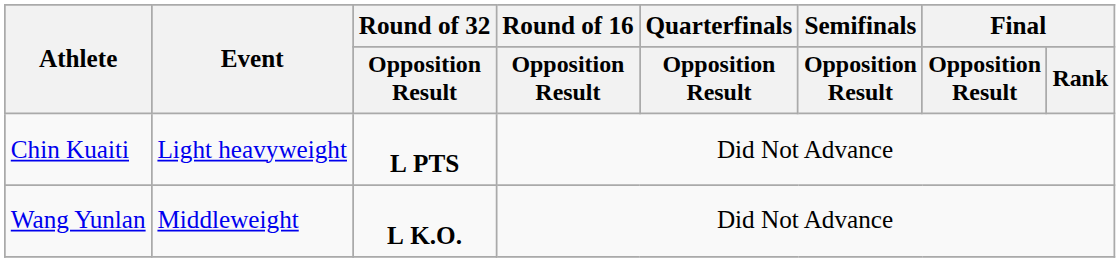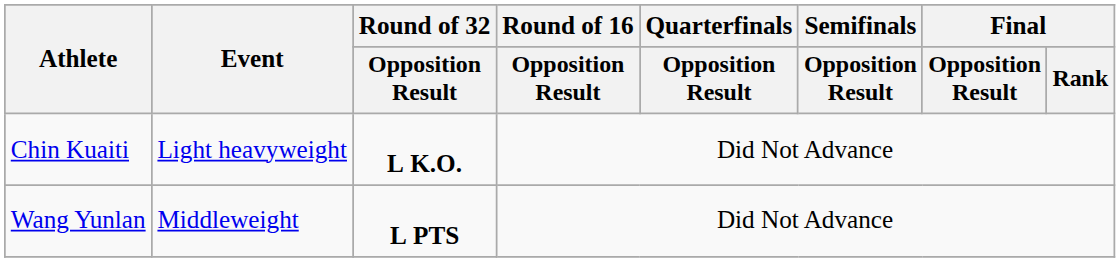(425, 164) L PTS -> (425, 164) L K.O.
(425, 235) L K.O. -> (425, 235) L PTS
